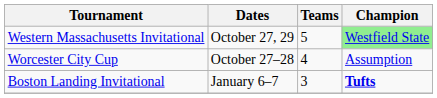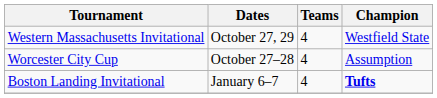(304, 37) 5 -> (304, 37) 4
(387, 37) lightgreen background -> (387, 37) no background
(304, 81) 3 -> (304, 81) 4
